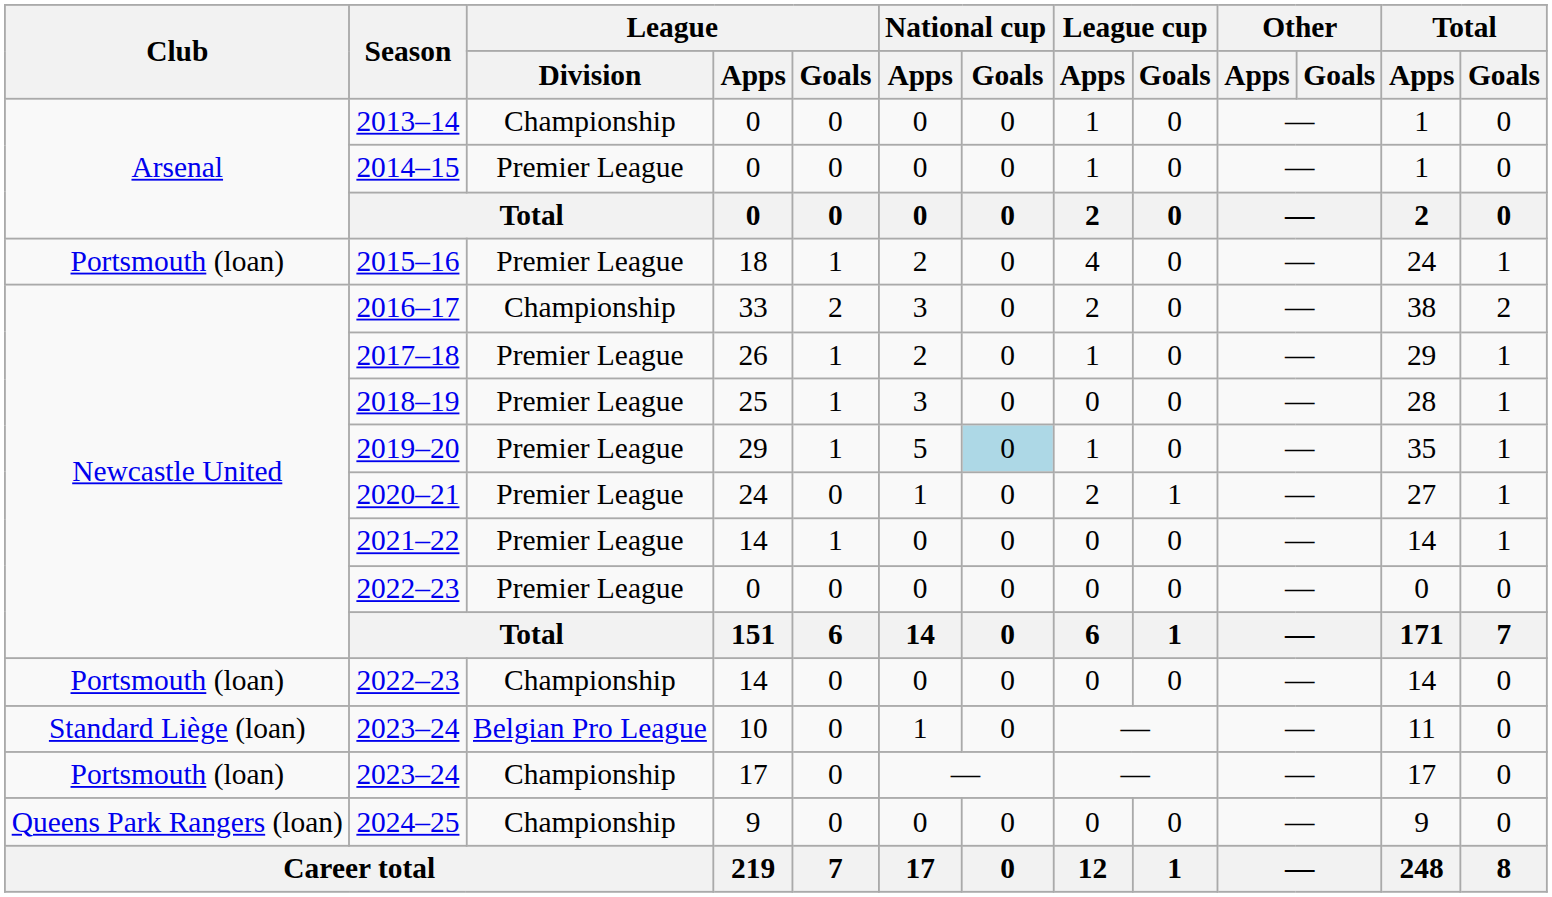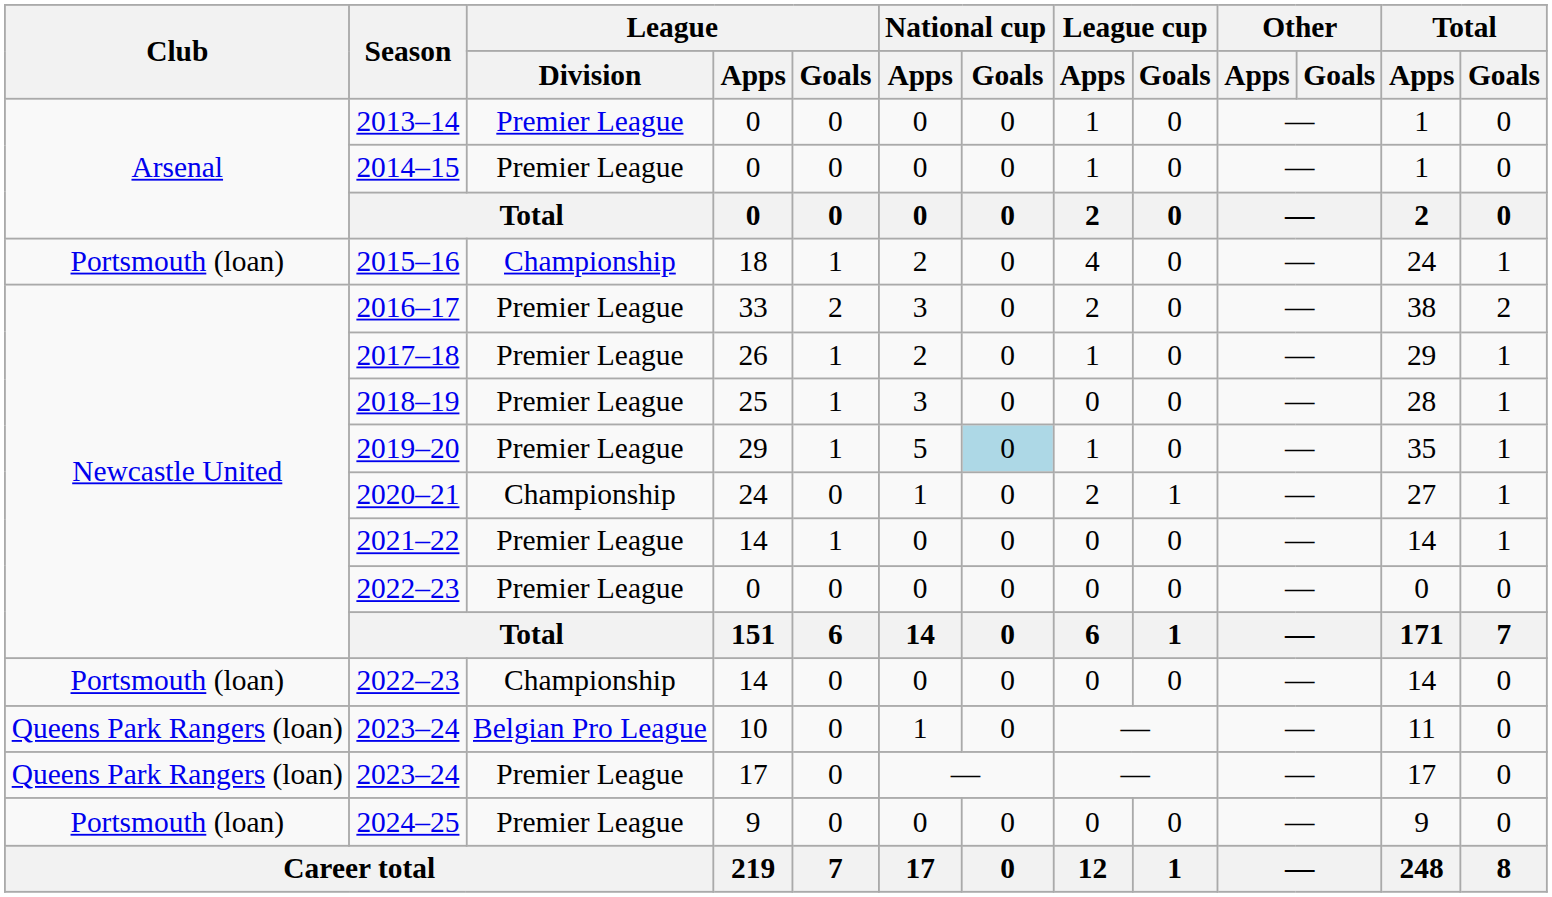(590, 121) Championship -> (590, 121) Premier League
(590, 261) Premier League -> (590, 261) Championship
(590, 307) Championship -> (590, 307) Premier League
(590, 494) Premier League -> (590, 494) Championship
(177, 728) Standard Liège (loan) -> (177, 728) Queens Park Rangers (loan)
(177, 774) Portsmouth (loan) -> (177, 774) Queens Park Rangers (loan)
(590, 774) Championship -> (590, 774) Premier League
(177, 821) Queens Park Rangers (loan) -> (177, 821) Portsmouth (loan)
(590, 821) Championship -> (590, 821) Premier League
